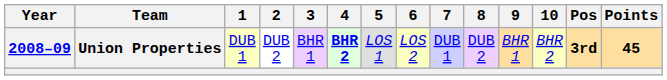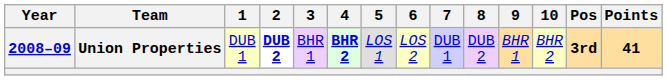(276, 48) normal -> (276, 48) bold
(631, 48) 45 -> (631, 48) 41
